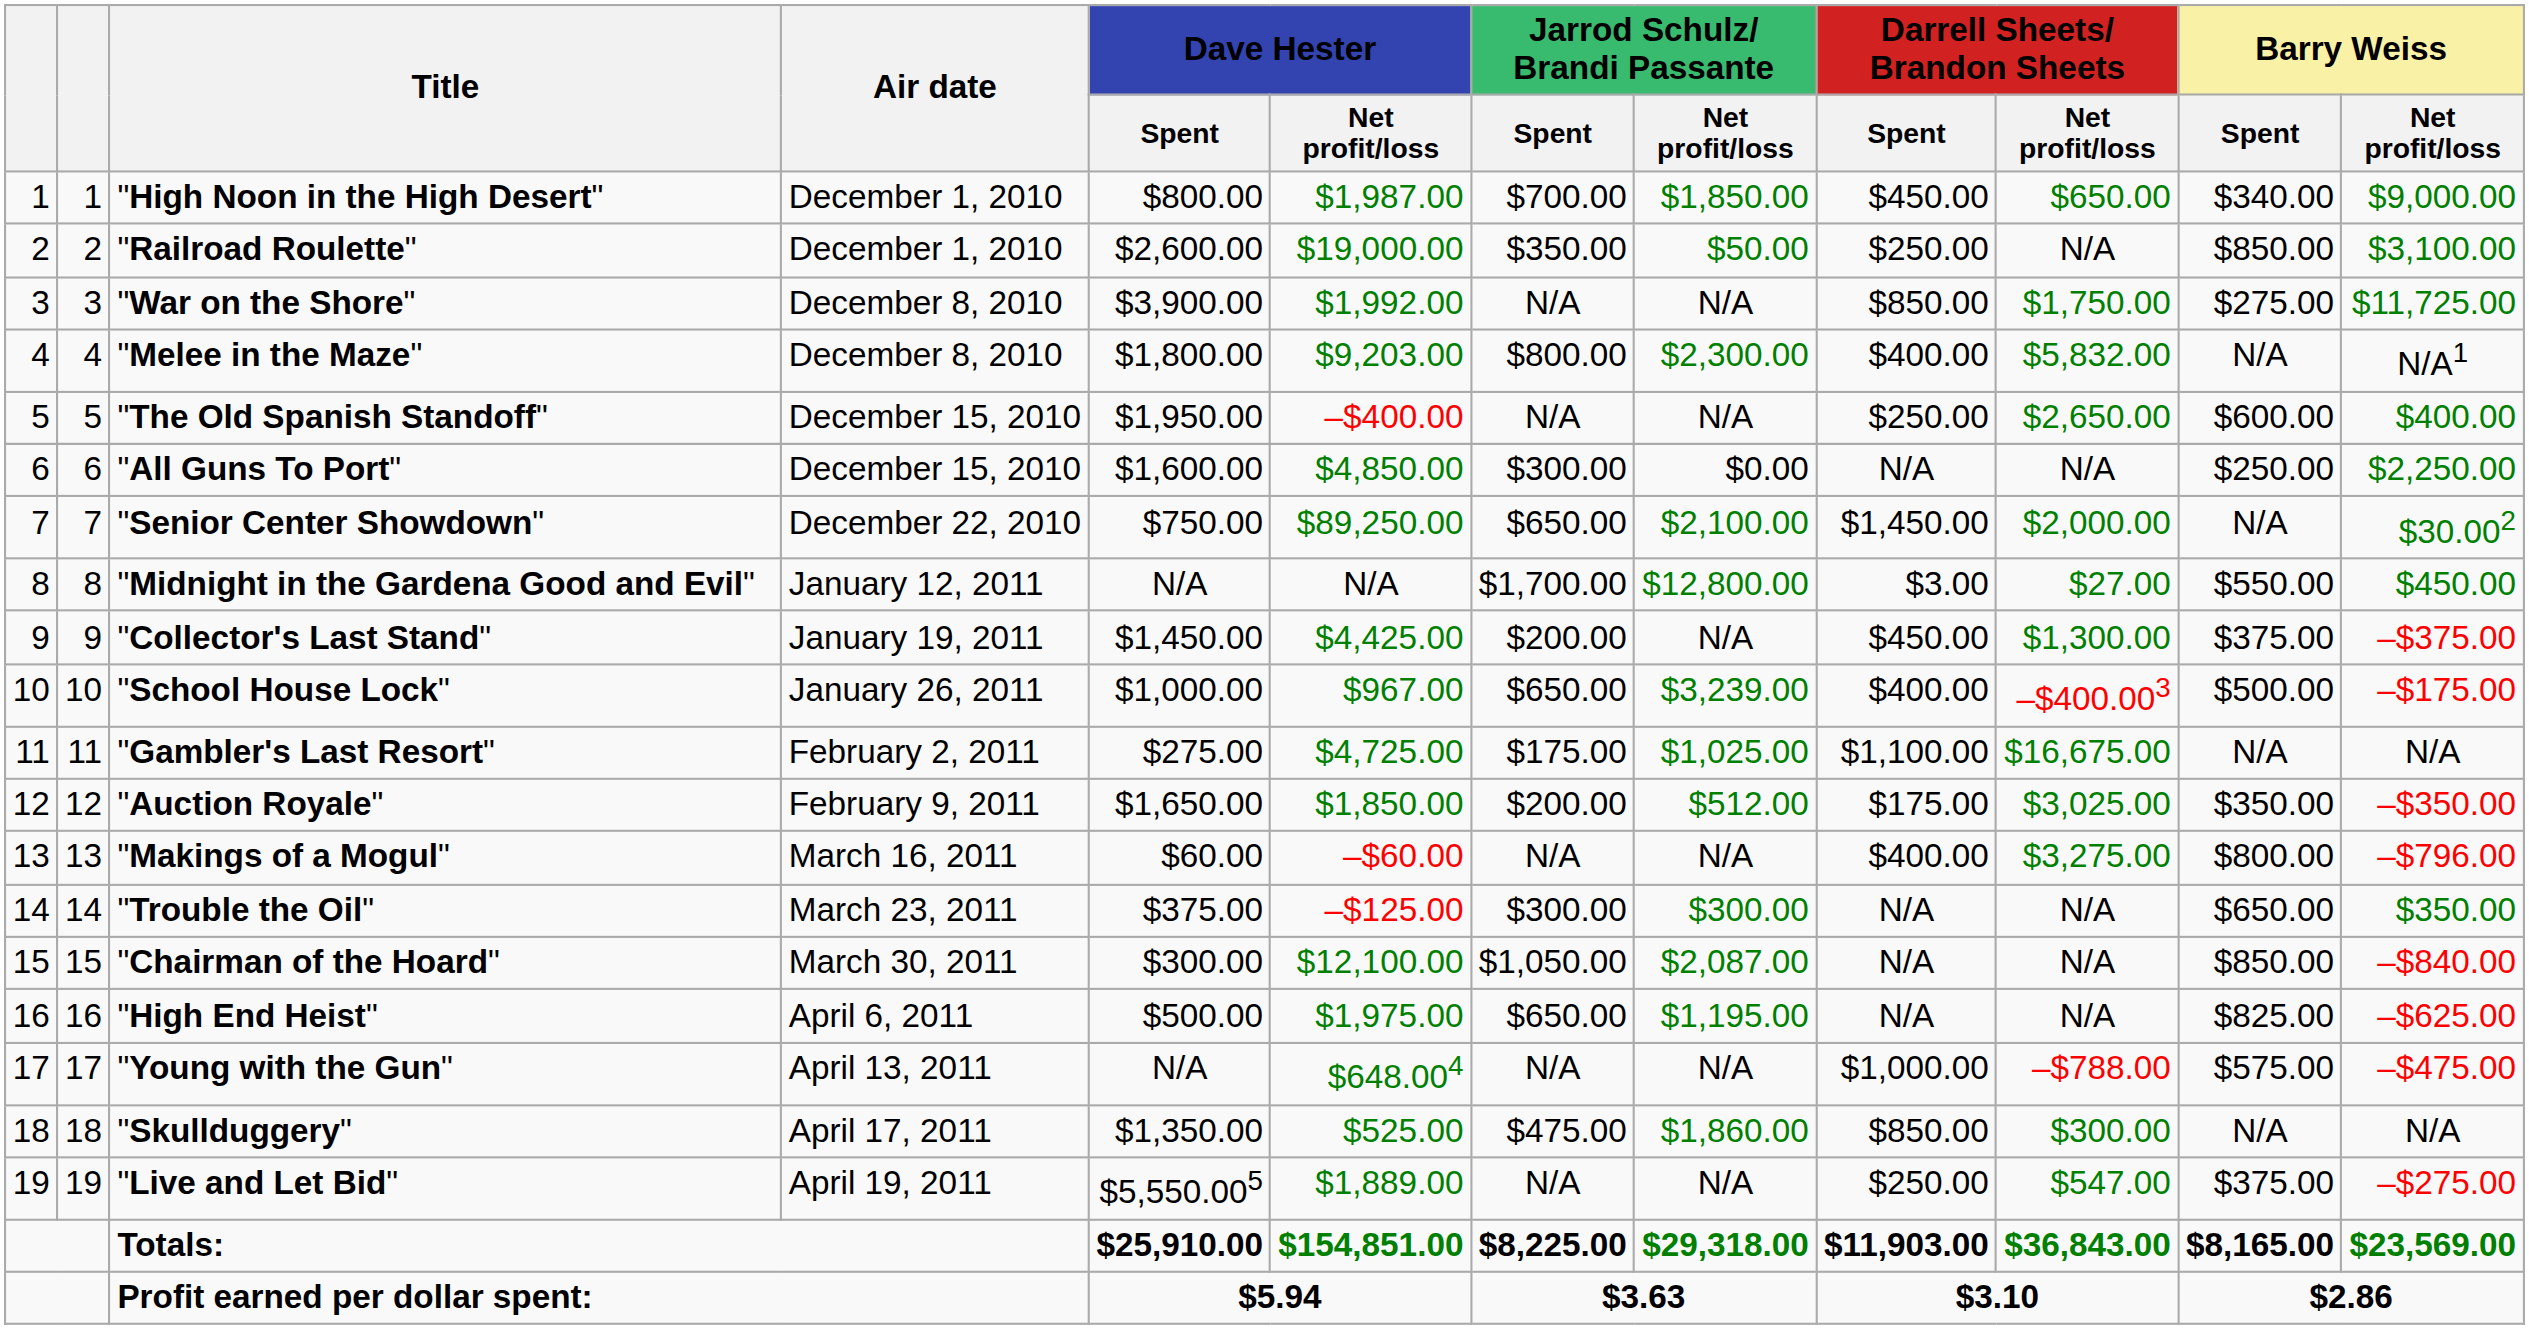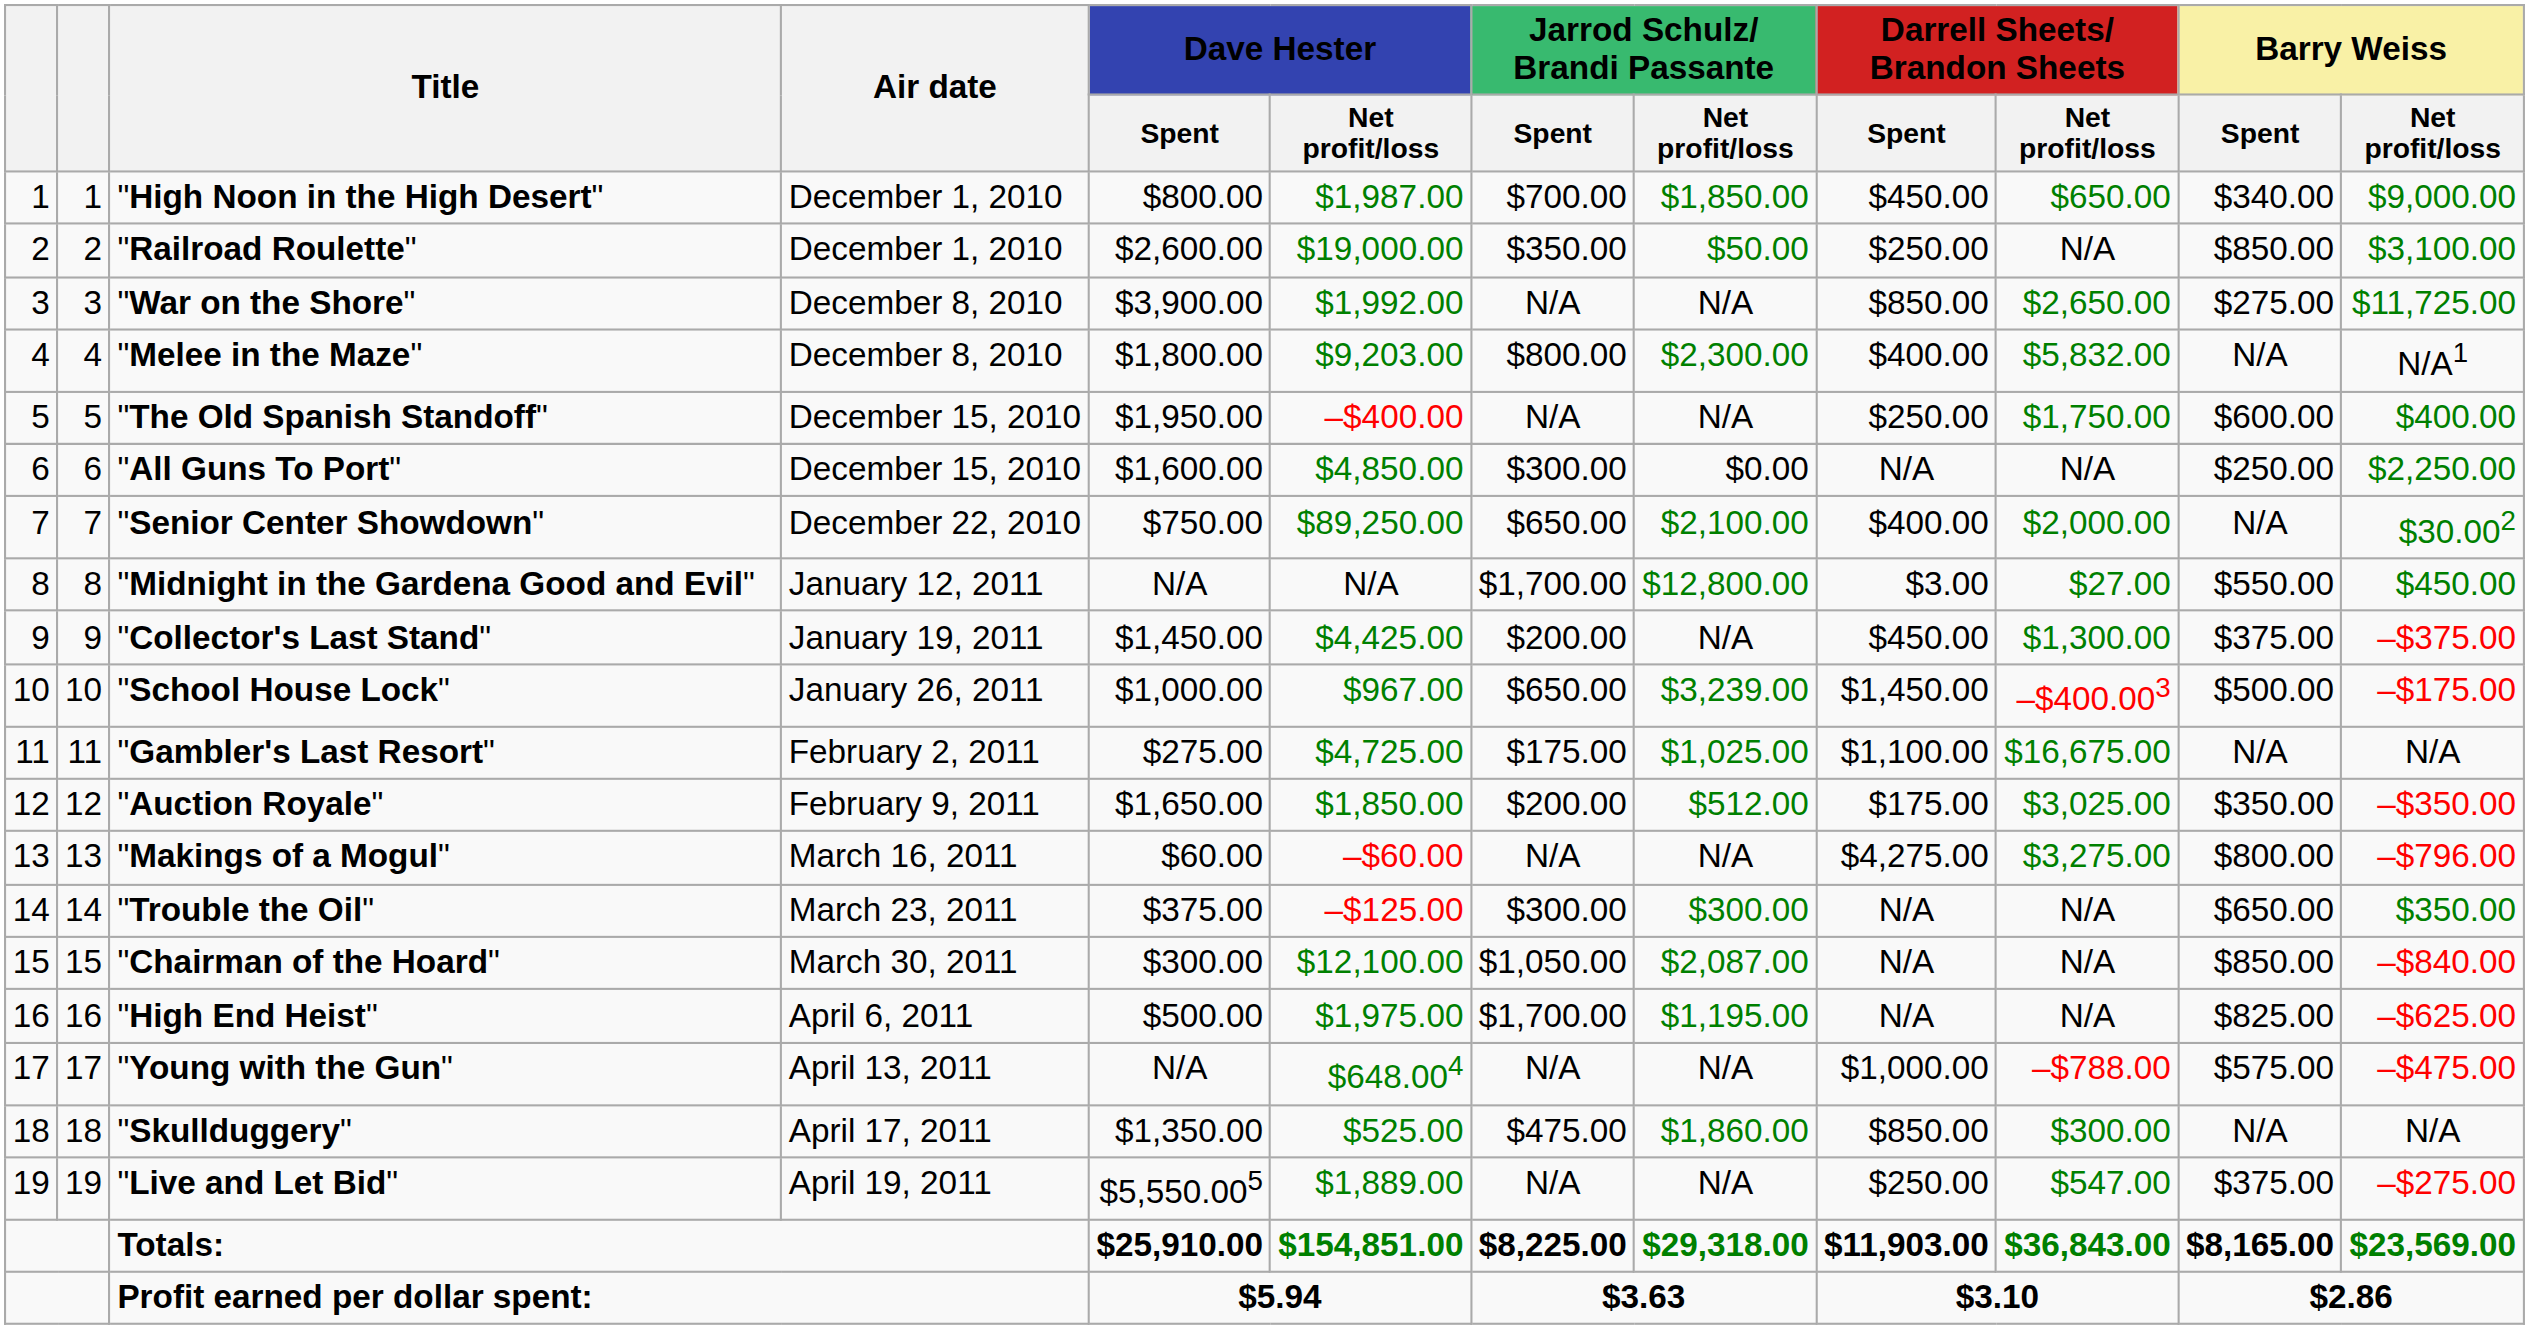(2097, 302) $1,750.00 -> (2097, 302) $2,650.00
(2097, 417) $2,650.00 -> (2097, 417) $1,750.00
(1915, 522) $1,450.00 -> (1929, 522) $400.00
(1929, 689) $400.00 -> (1915, 689) $1,450.00
(1929, 857) $400.00 -> (1915, 857) $4,275.00
(1567, 1015) $650.00 -> (1553, 1015) $1,700.00
